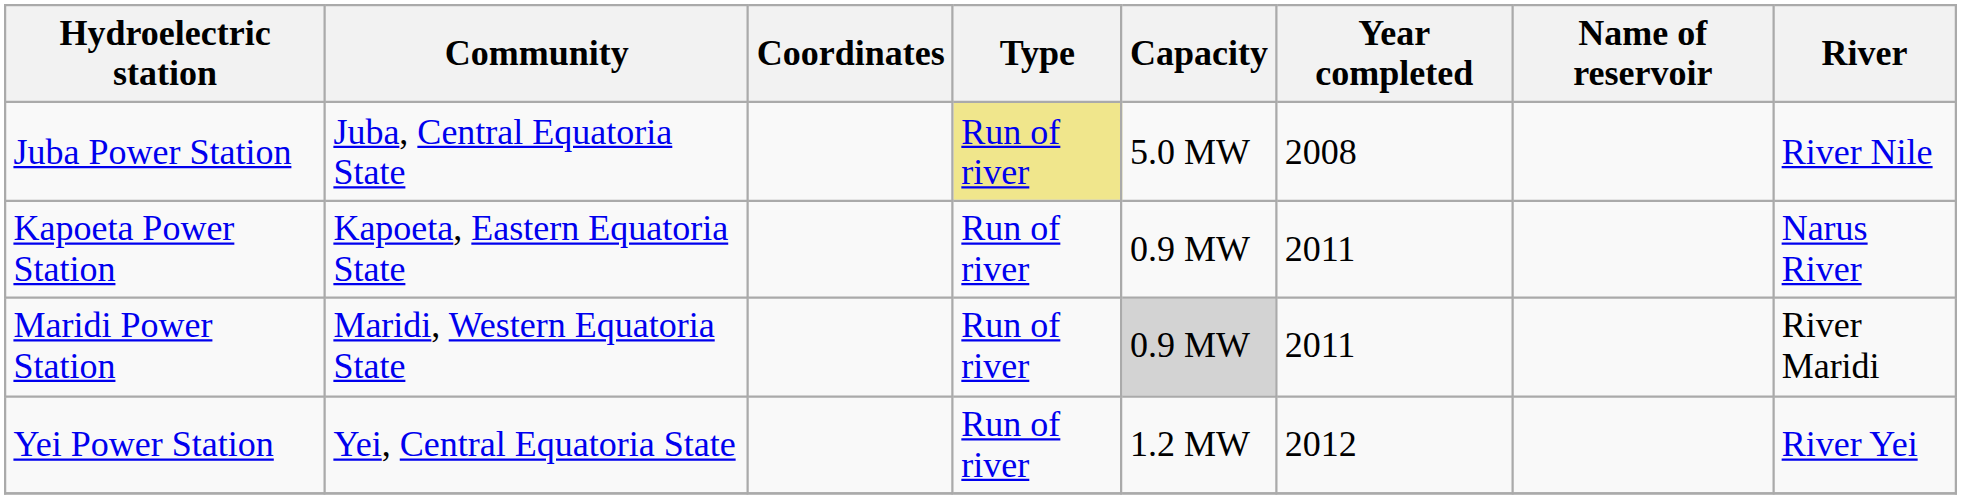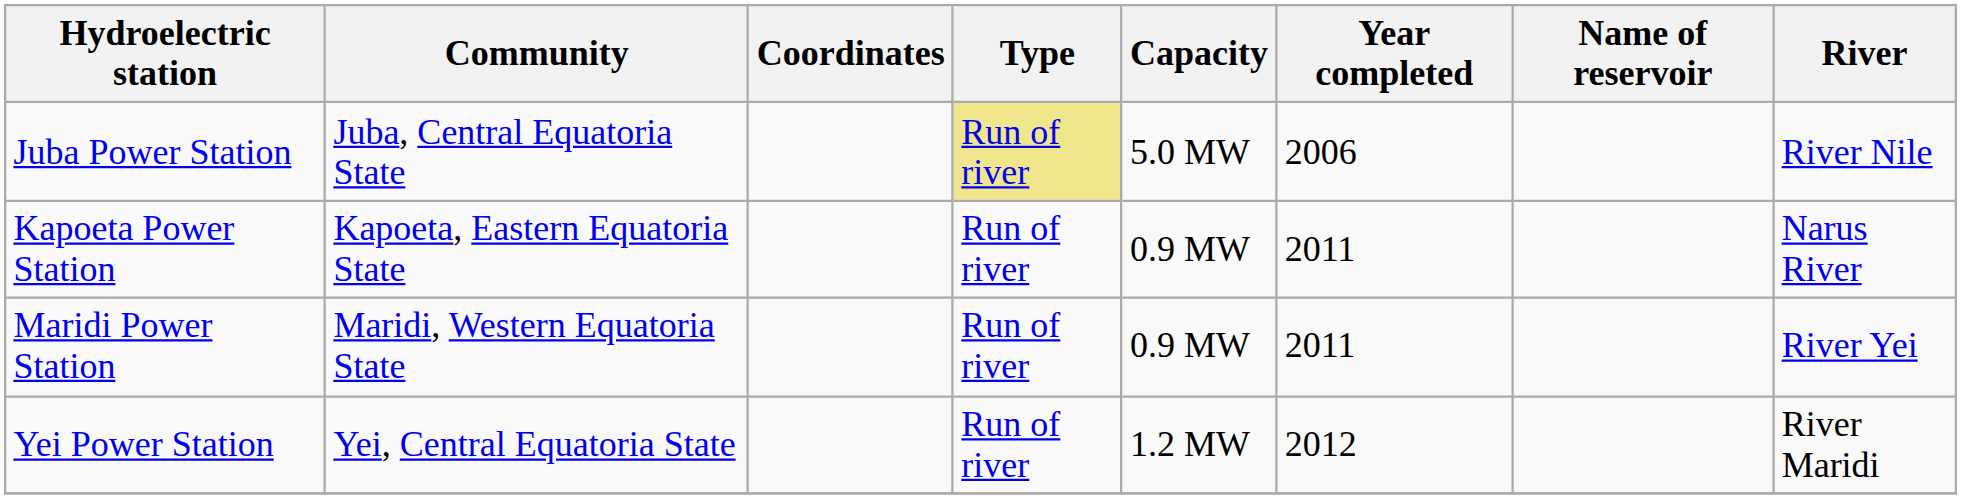(1321, 150) 2008 -> (1321, 150) 2006
(1190, 346) lightgrey background -> (1190, 346) no background
(1831, 346) River Maridi -> (1850, 346) River Yei
(1850, 443) River Yei -> (1831, 443) River Maridi
